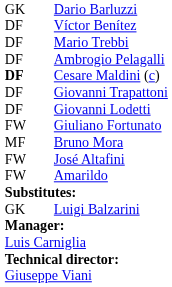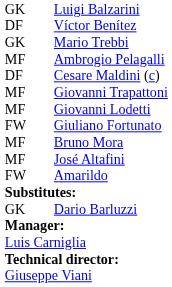rows swapped: (97, 209) <-> (96, 9)
(14, 42) DF -> (15, 42) GK
(14, 59) DF -> (15, 59) MF
(14, 75) bold -> (14, 75) normal
(14, 92) DF -> (15, 92) MF
(14, 109) DF -> (15, 109) MF
(15, 159) FW -> (15, 159) MF
